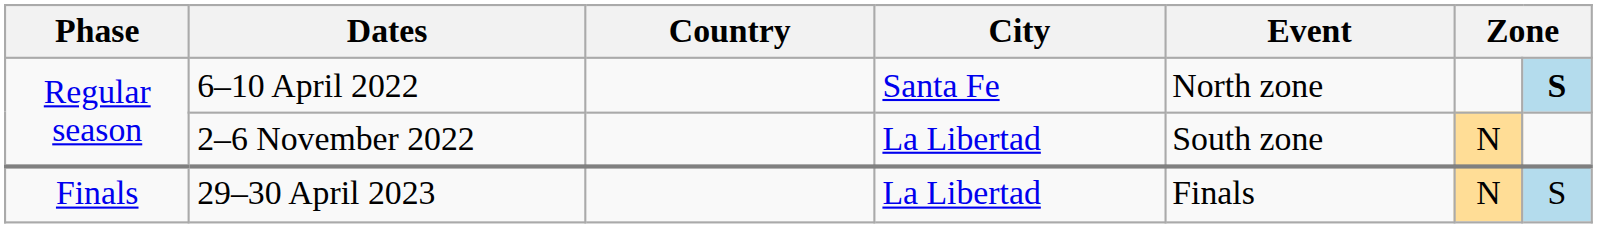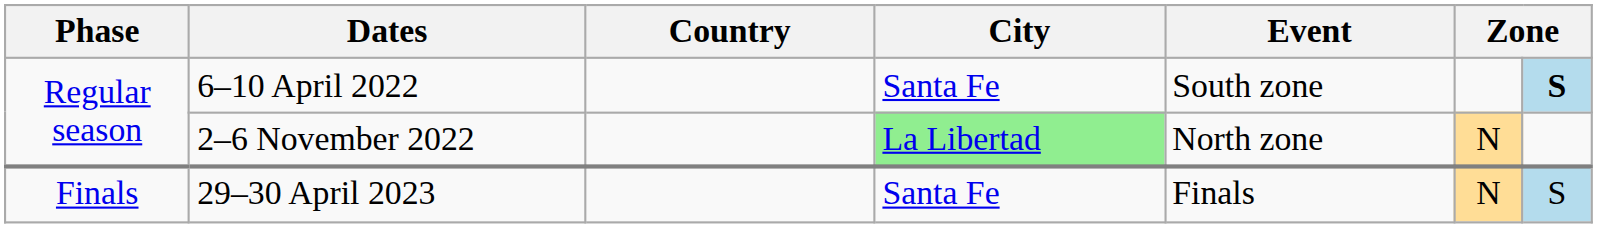(1248, 84) North zone -> (1248, 84) South zone
(962, 138) no background -> (962, 138) lightgreen background
(1248, 138) South zone -> (1248, 138) North zone
(962, 194) La Libertad -> (941, 194) Santa Fe
